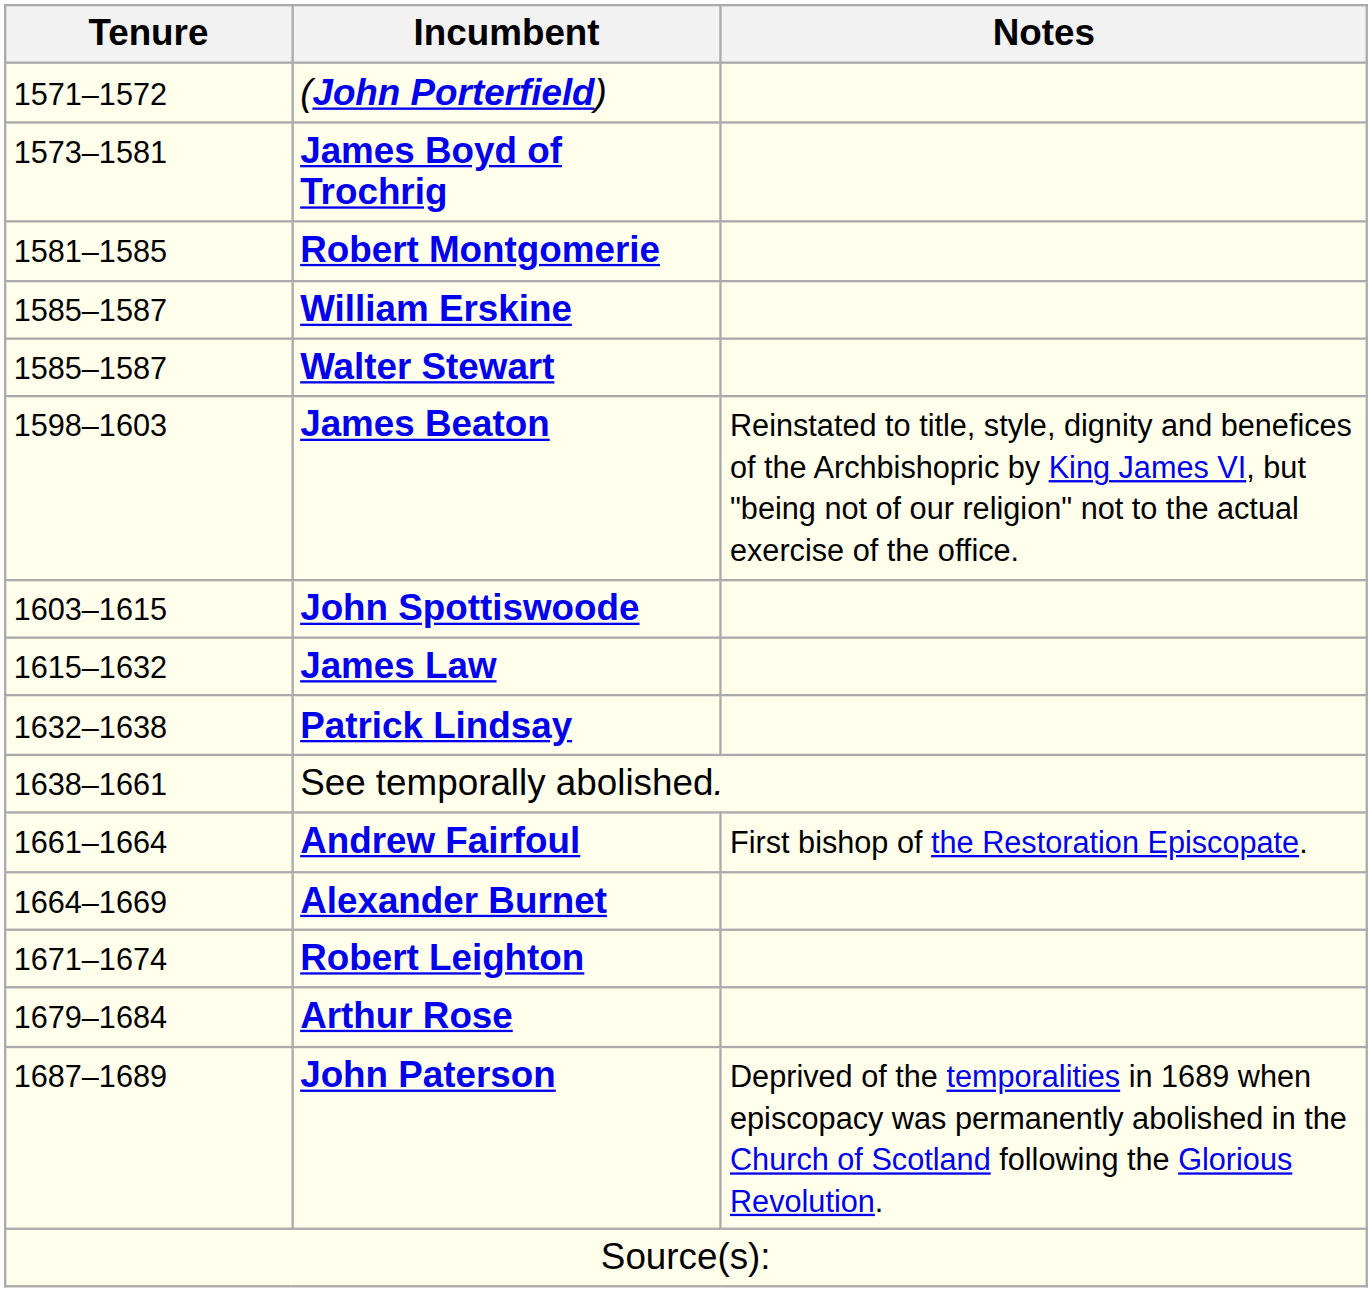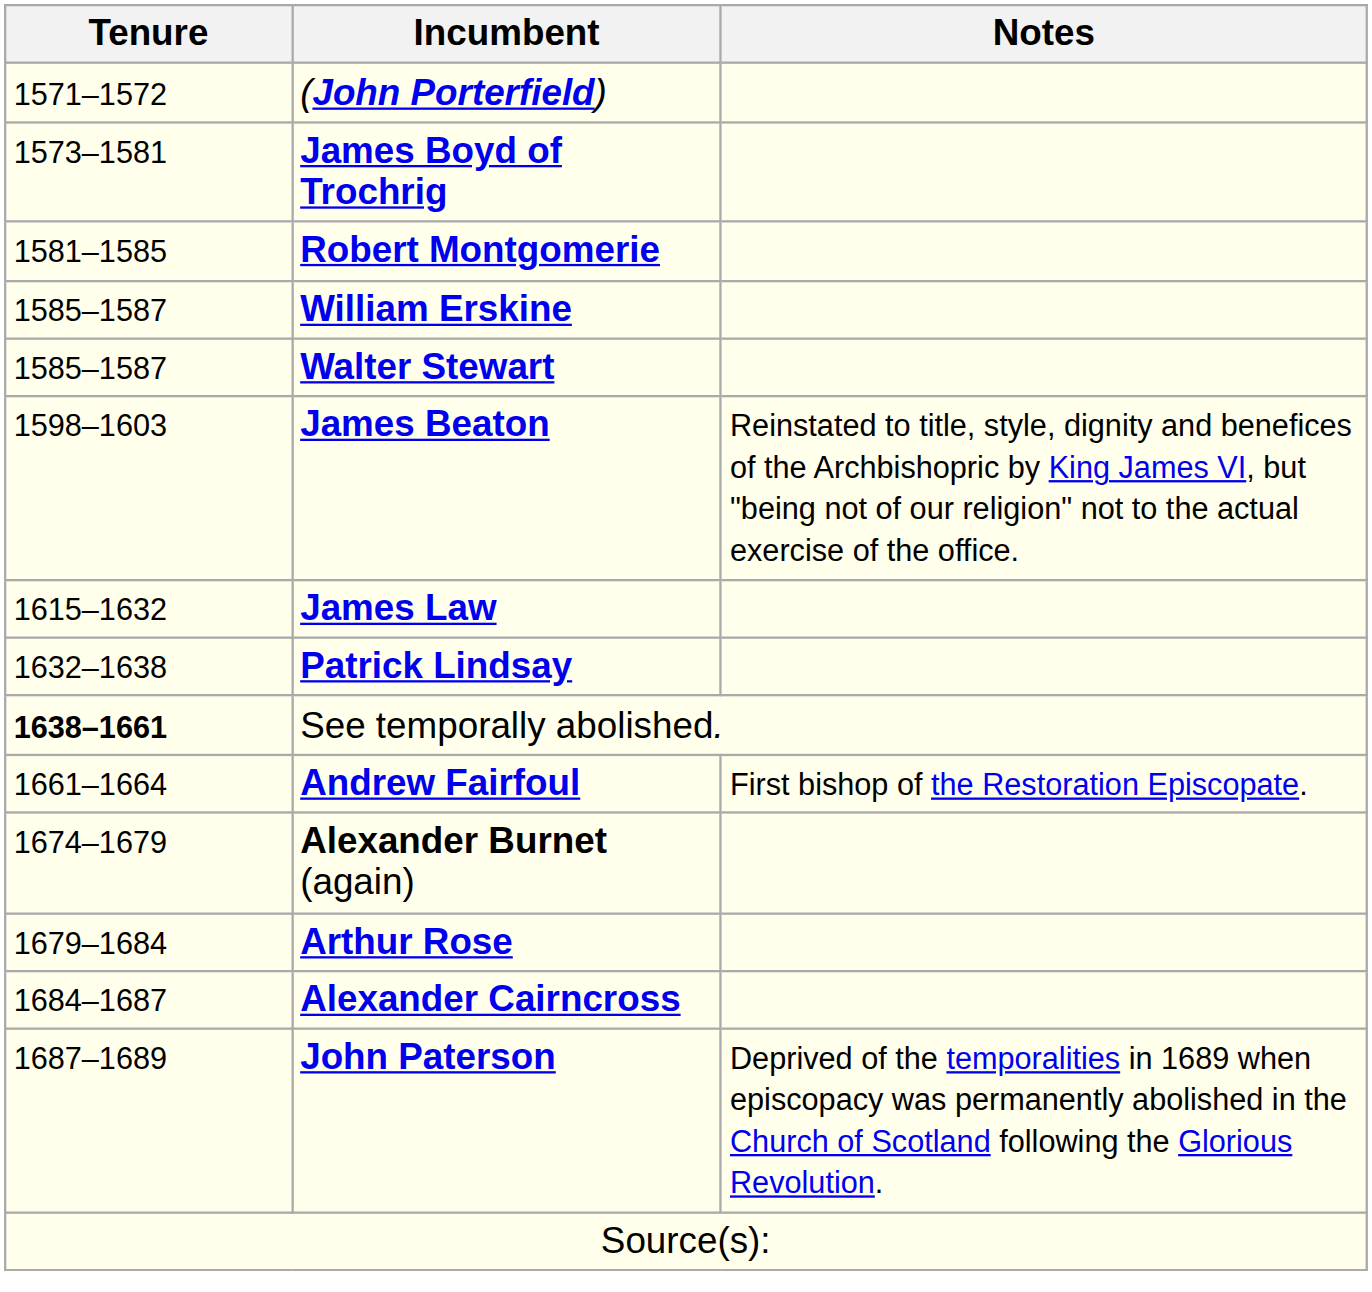- row: (470, 607)
(90, 785) normal -> (90, 724) bold
- row: (454, 899)
- row: (442, 957)
+ row: (454, 861)
+ row: (490, 999)
